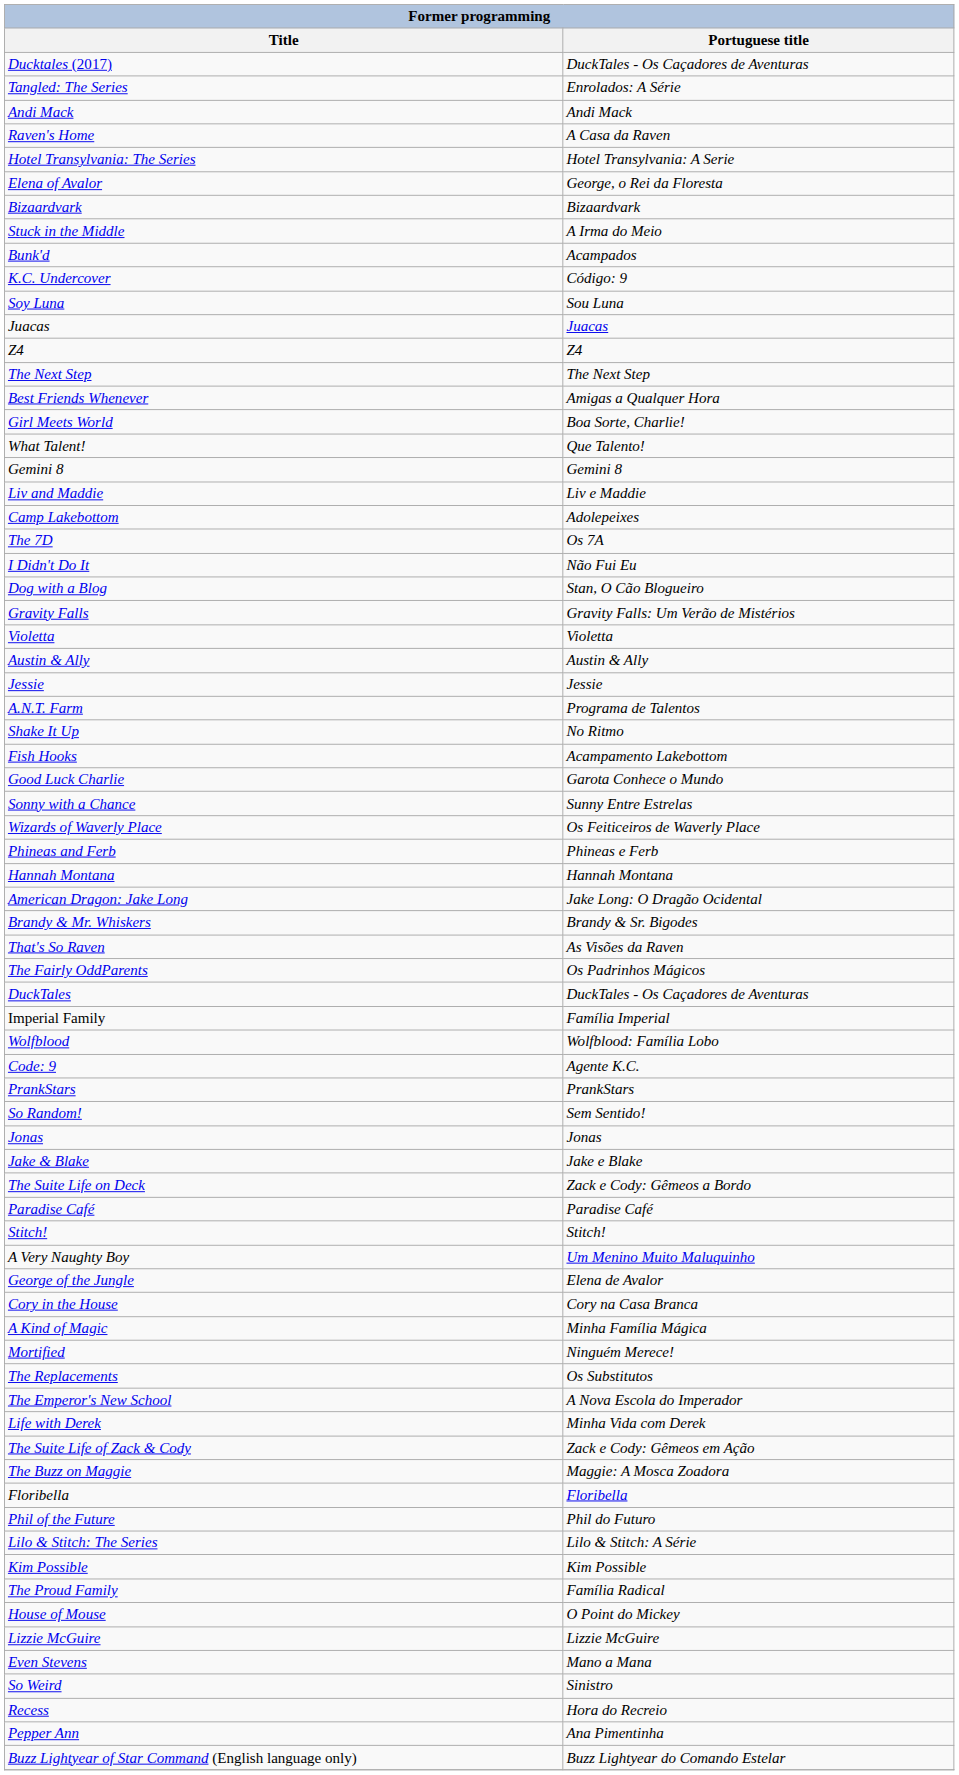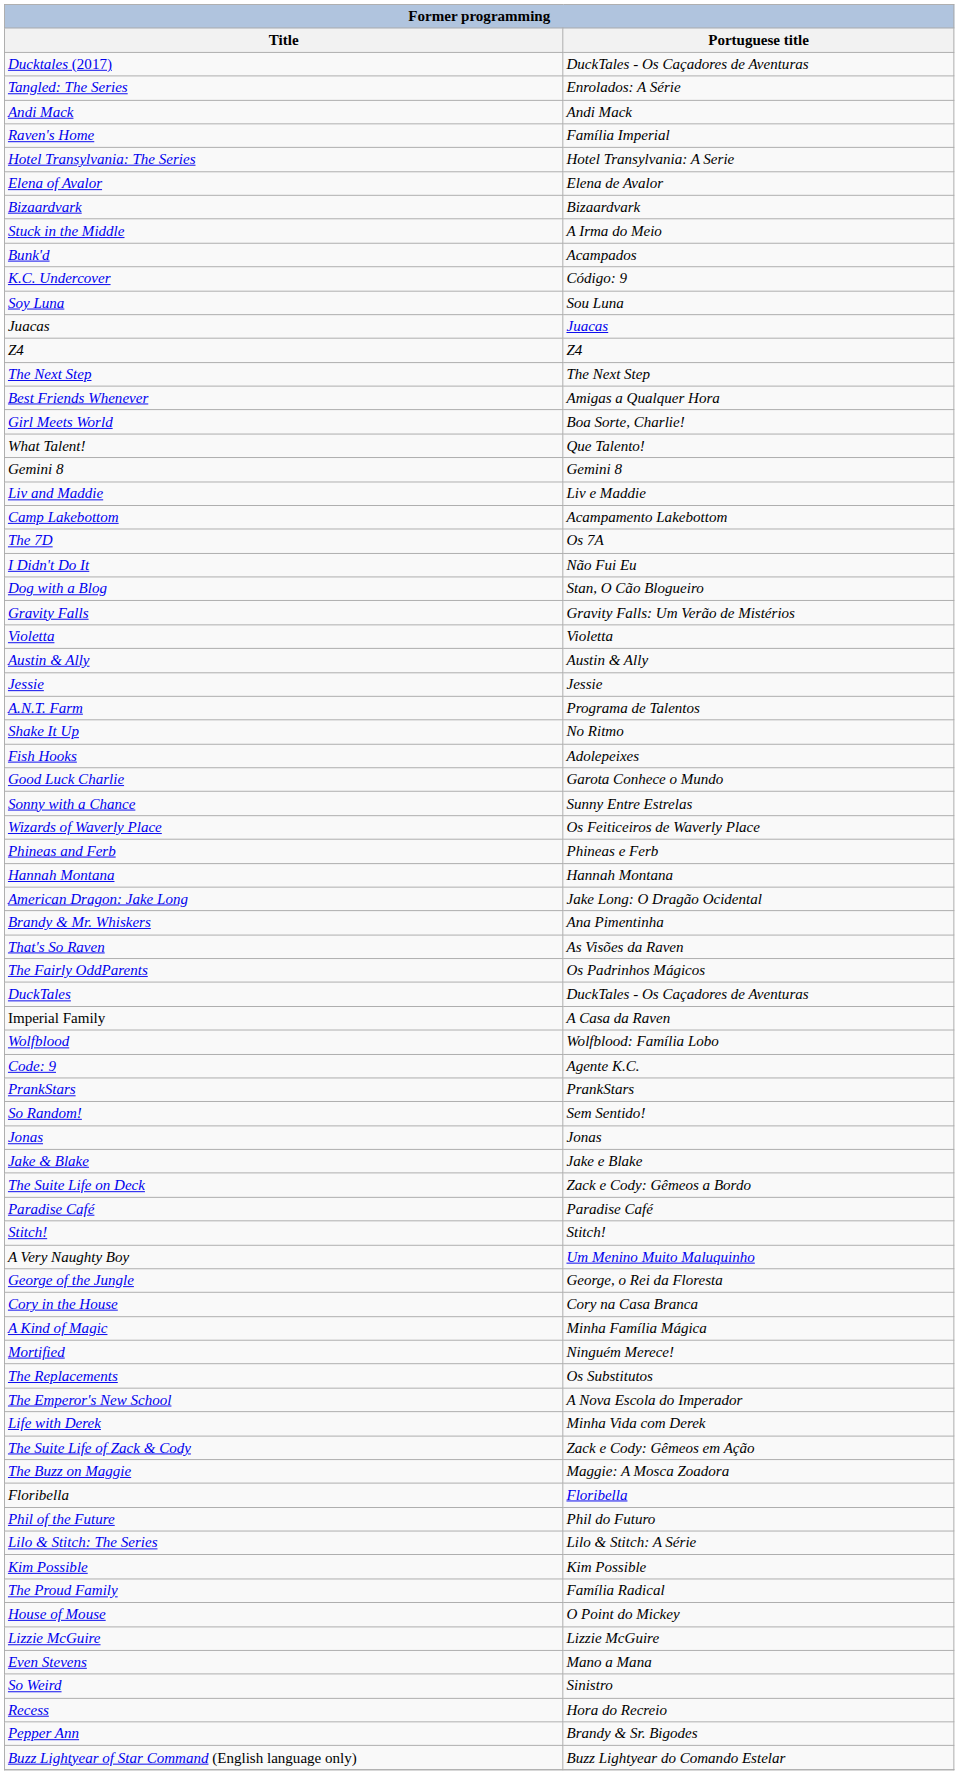(618, 135) A Casa da Raven -> (618, 135) Família Imperial
(645, 183) George, o Rei da Floresta -> (615, 183) Elena de Avalor
(603, 517) Adolepeixes -> (647, 517) Acampamento Lakebottom
(647, 755) Acampamento Lakebottom -> (603, 755) Adolepeixes
(632, 922) Brandy & Sr. Bigodes -> (615, 922) Ana Pimentinha
(618, 1018) Família Imperial -> (618, 1018) A Casa da Raven
(615, 1280) Elena de Avalor -> (645, 1280) George, o Rei da Floresta
(615, 1733) Ana Pimentinha -> (632, 1733) Brandy & Sr. Bigodes
